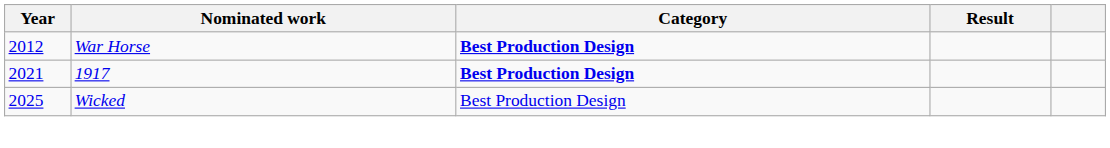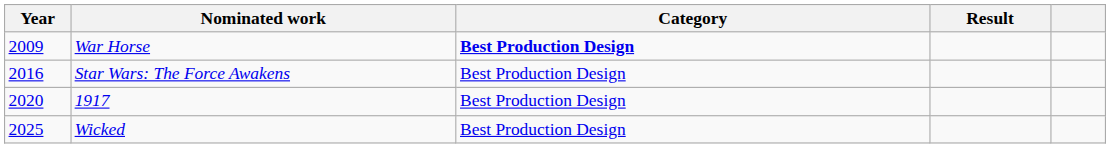(26, 45) 2012 -> (26, 45) 2009
+ row: (182, 73)
(26, 73) 2021 -> (26, 101) 2020
(547, 73) bold -> (543, 101) normal
